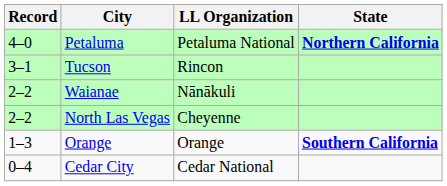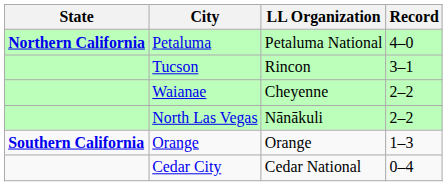columns swapped: (370, 17) <-> (33, 17)
(206, 92) Nānākuli -> (297, 92) Cheyenne
(209, 117) Cheyenne -> (294, 117) Nānākuli
